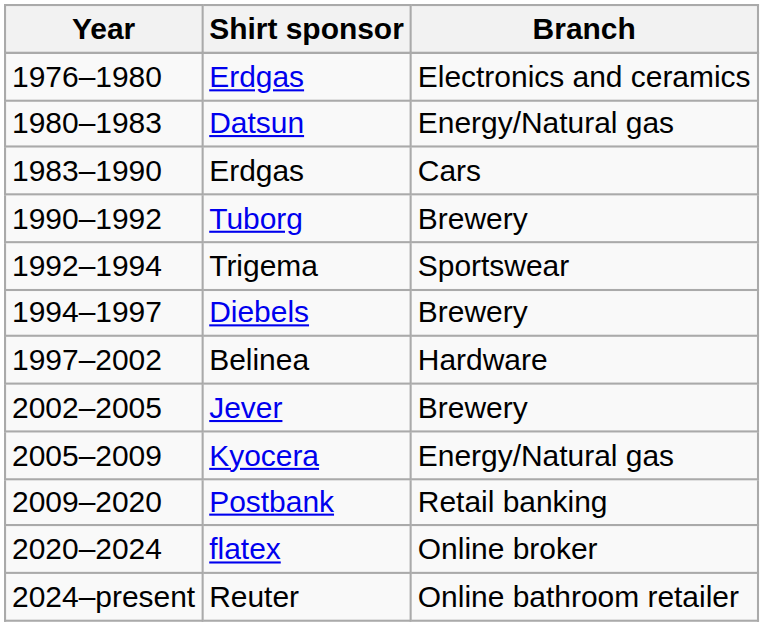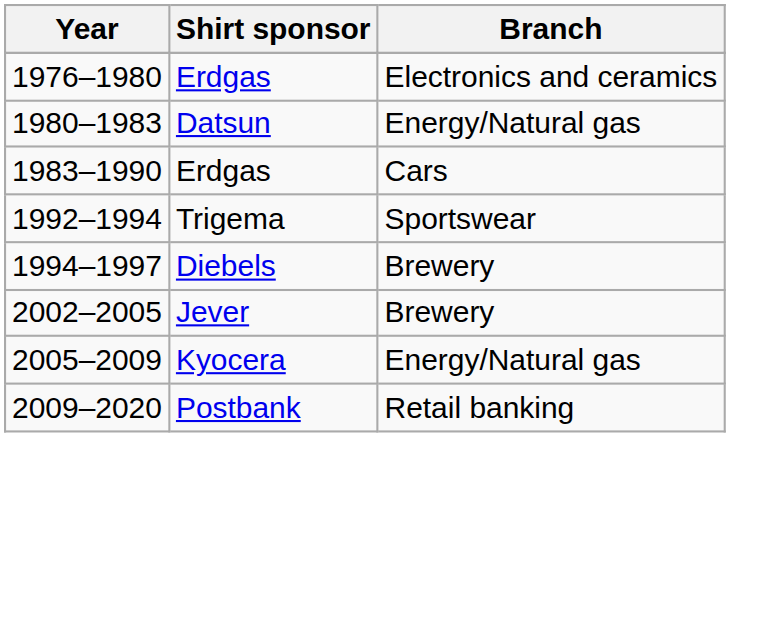- row: (87, 218)
- row: (87, 360)
- row: (87, 550)
- row: (104, 597)
